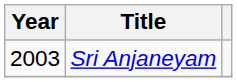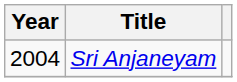(35, 58) 2003 -> (35, 58) 2004
